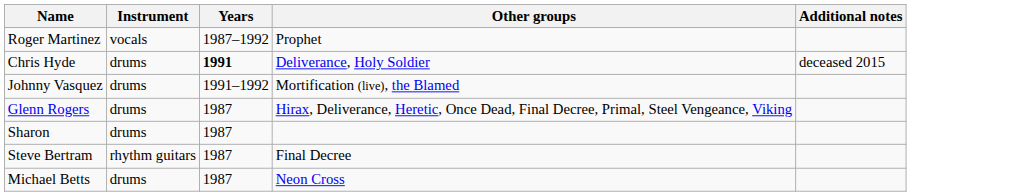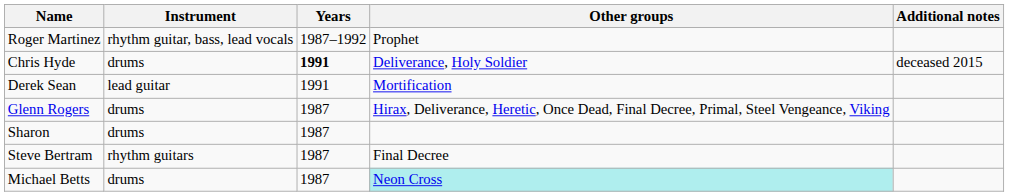(128, 39) vocals -> (200, 39) rhythm guitar, bass, lead vocals
+ row: (42, 86)
- row: (55, 86)
(310, 179) no background -> (408, 179) paleturquoise background
